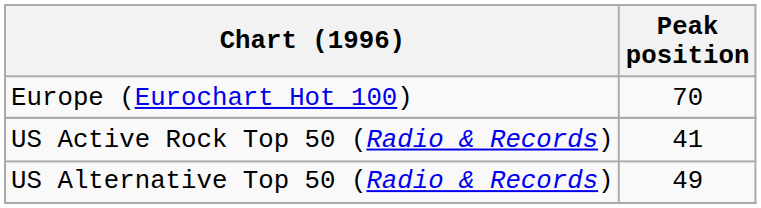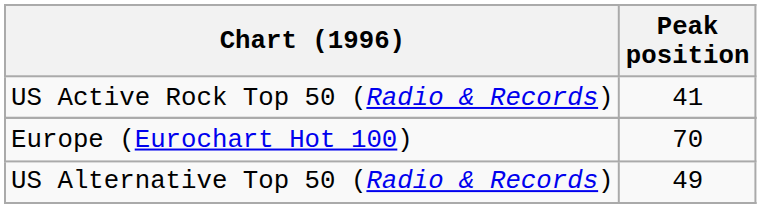rows swapped: (212, 98) <-> (312, 140)
